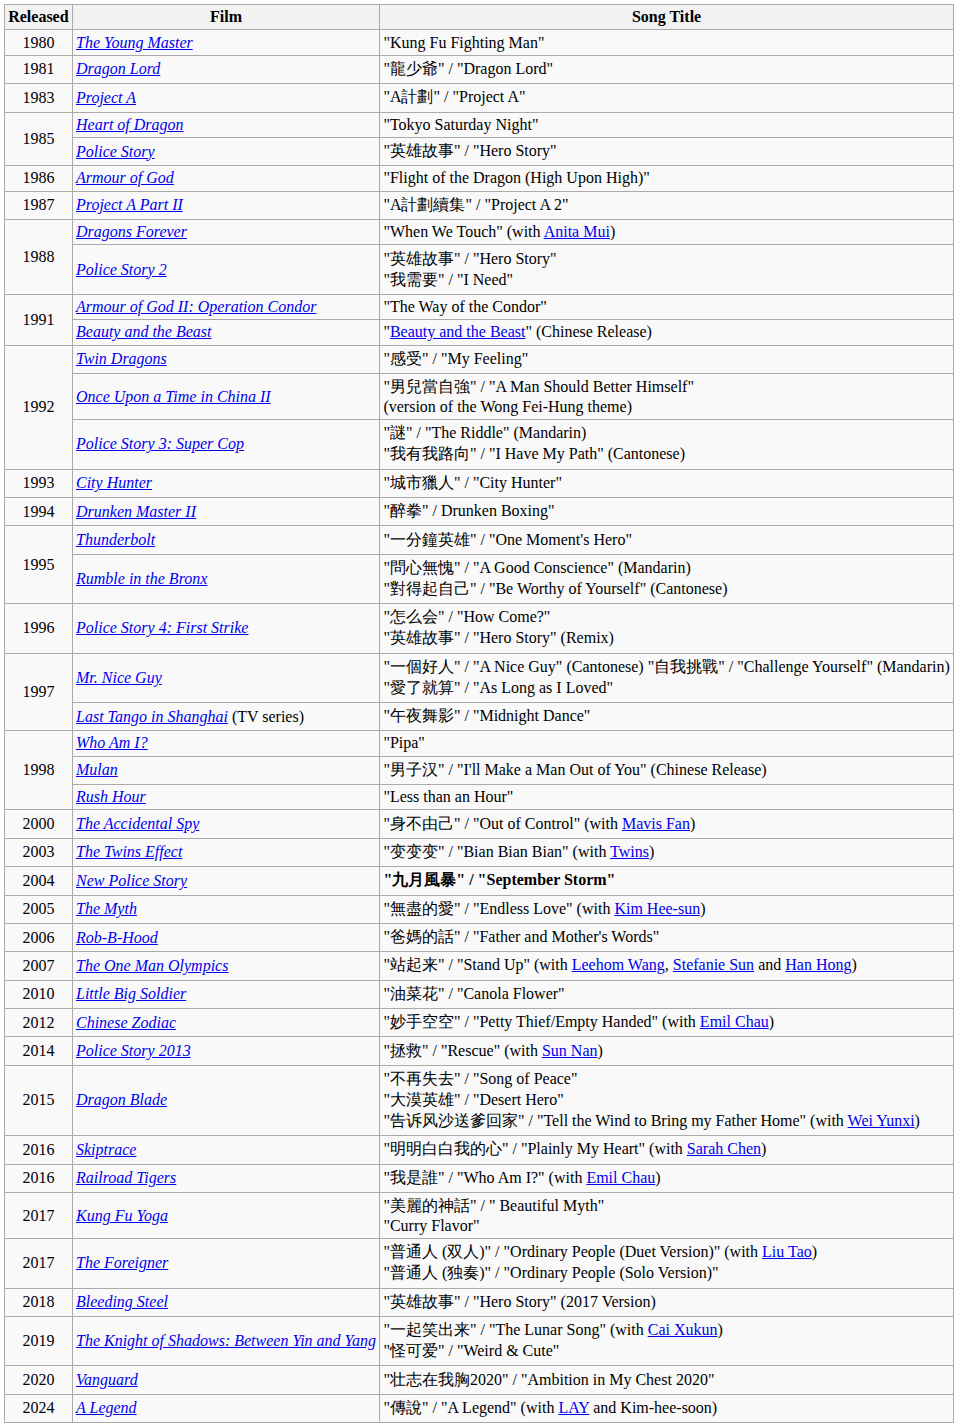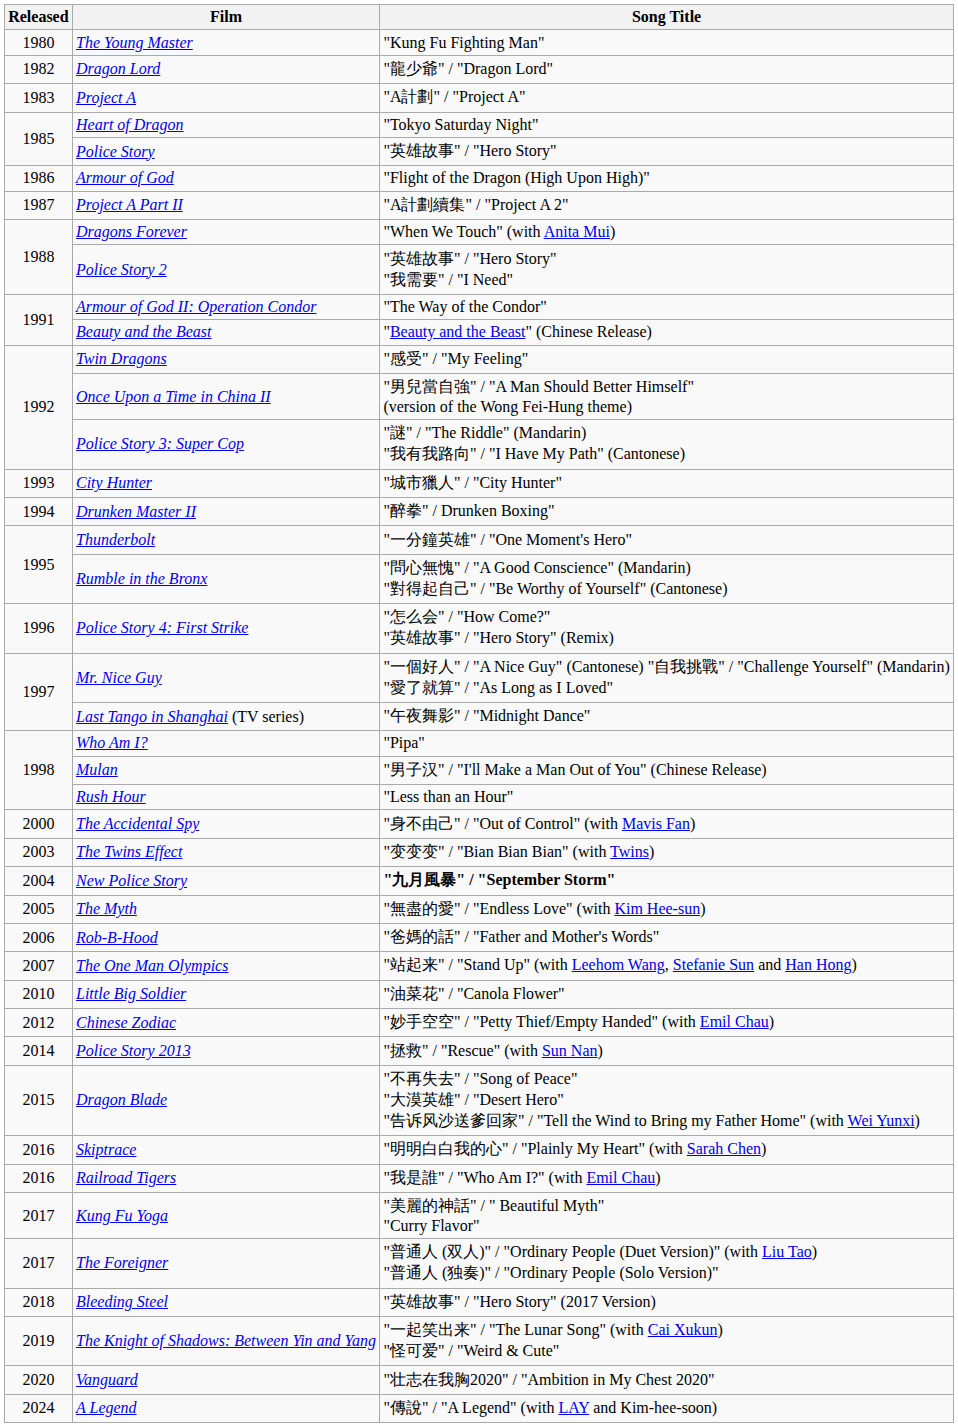(38, 69) 1981 -> (38, 69) 1982
